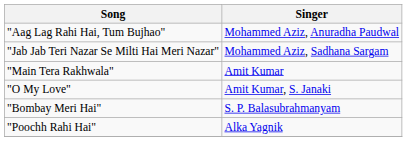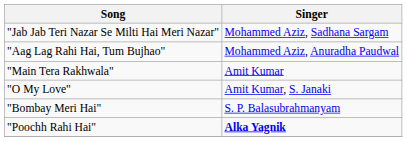rows swapped: (86, 32) <-> (113, 51)
(254, 126) normal -> (255, 126) bold
